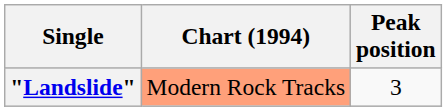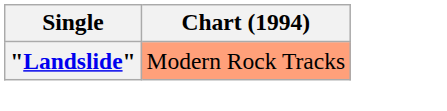- column: (396, 36)
